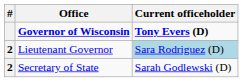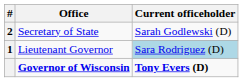rows swapped: (74, 31) <-> (58, 67)
(10, 49) 2 -> (10, 49) 1
